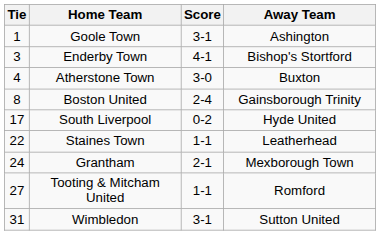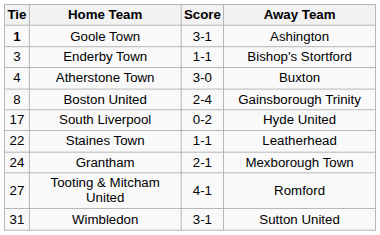(17, 36) normal -> (17, 36) bold
(202, 57) 4-1 -> (202, 57) 1-1
(202, 190) 1-1 -> (202, 190) 4-1
